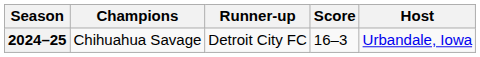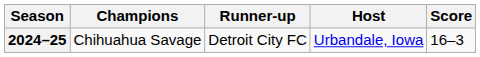columns swapped: (335, 16) <-> (417, 16)
